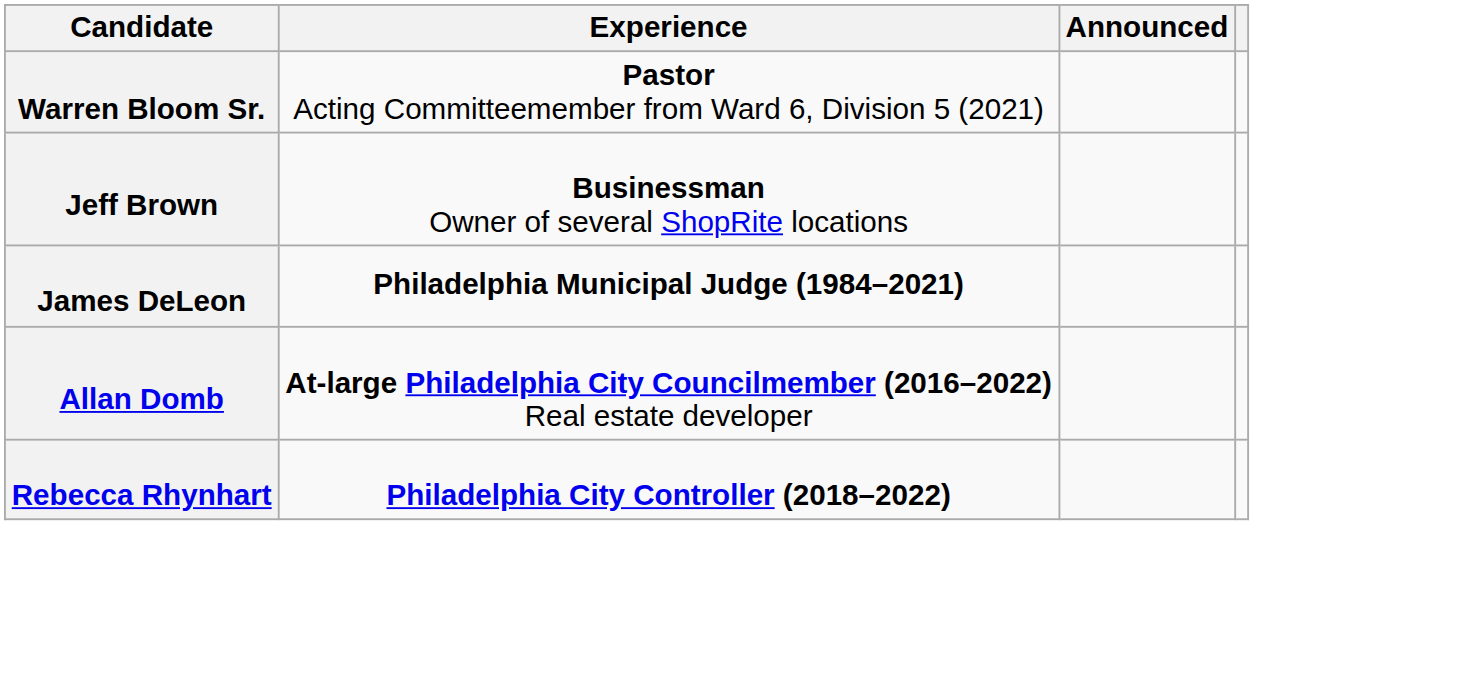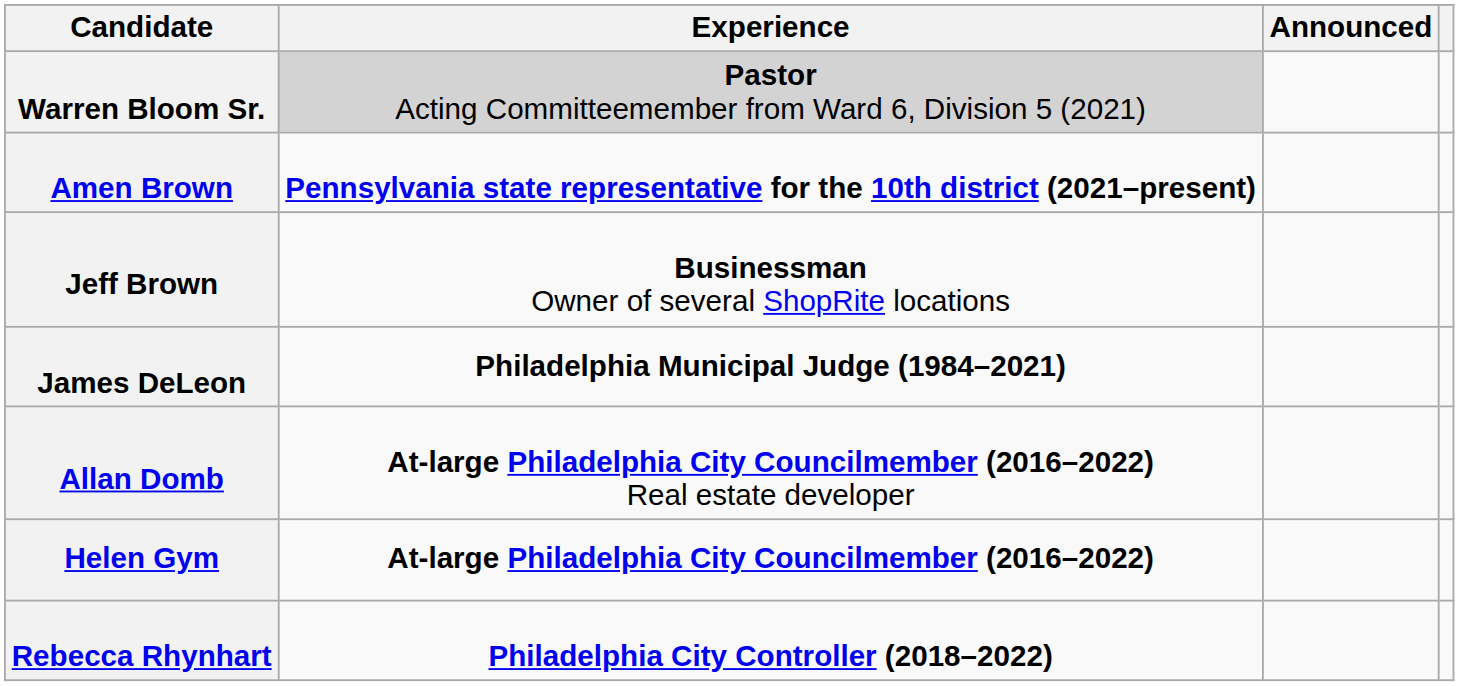(669, 91) no background -> (771, 91) lightgrey background
+ row: (142, 188)
+ row: (142, 559)
